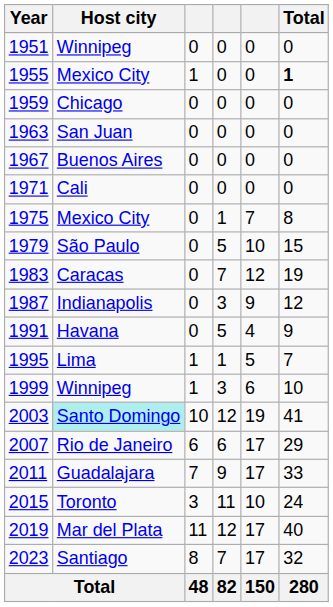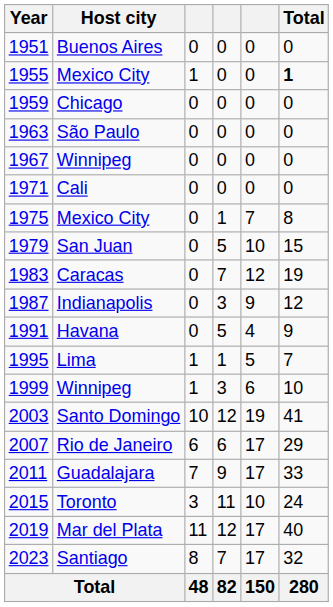(94, 47) Winnipeg -> (110, 47) Buenos Aires
(95, 132) San Juan -> (98, 132) São Paulo
(110, 160) Buenos Aires -> (94, 160) Winnipeg
(98, 246) São Paulo -> (95, 246) San Juan
(119, 416) paleturquoise background -> (119, 416) no background
